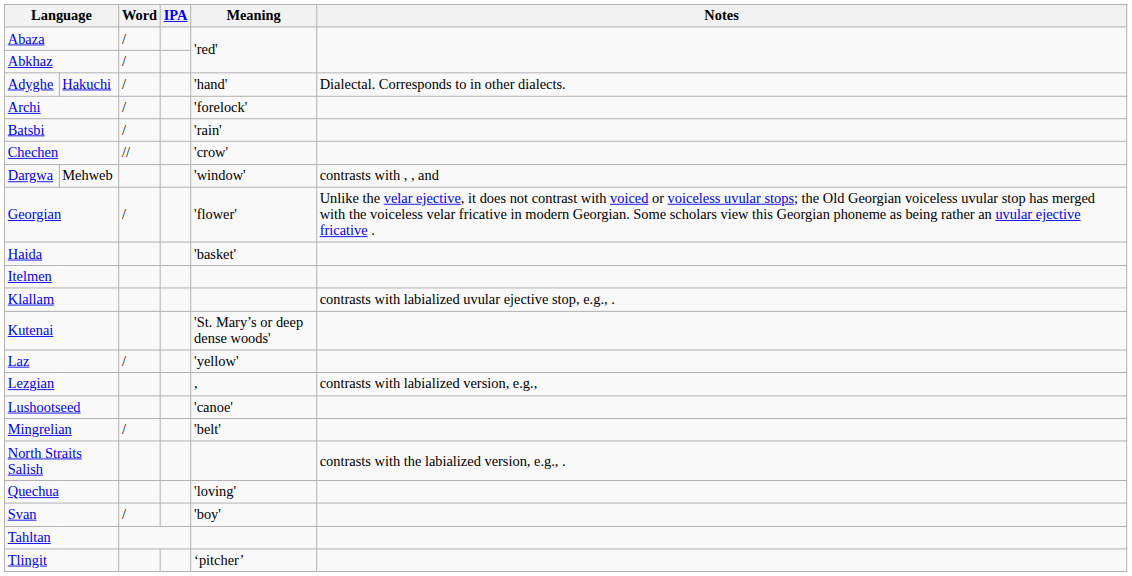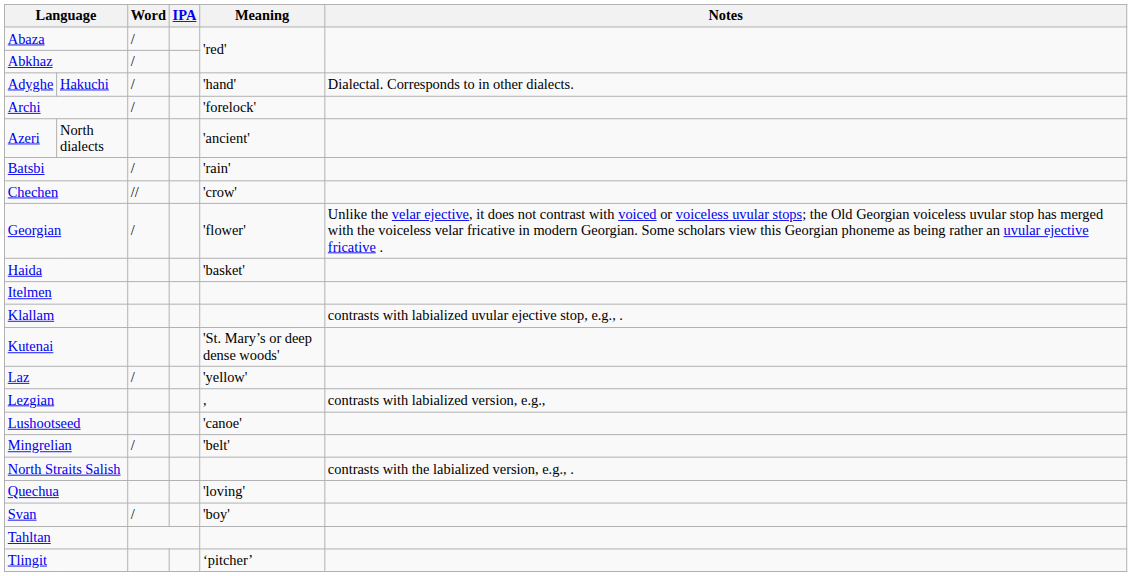+ row: (24, 138)
- row: (30, 175)
